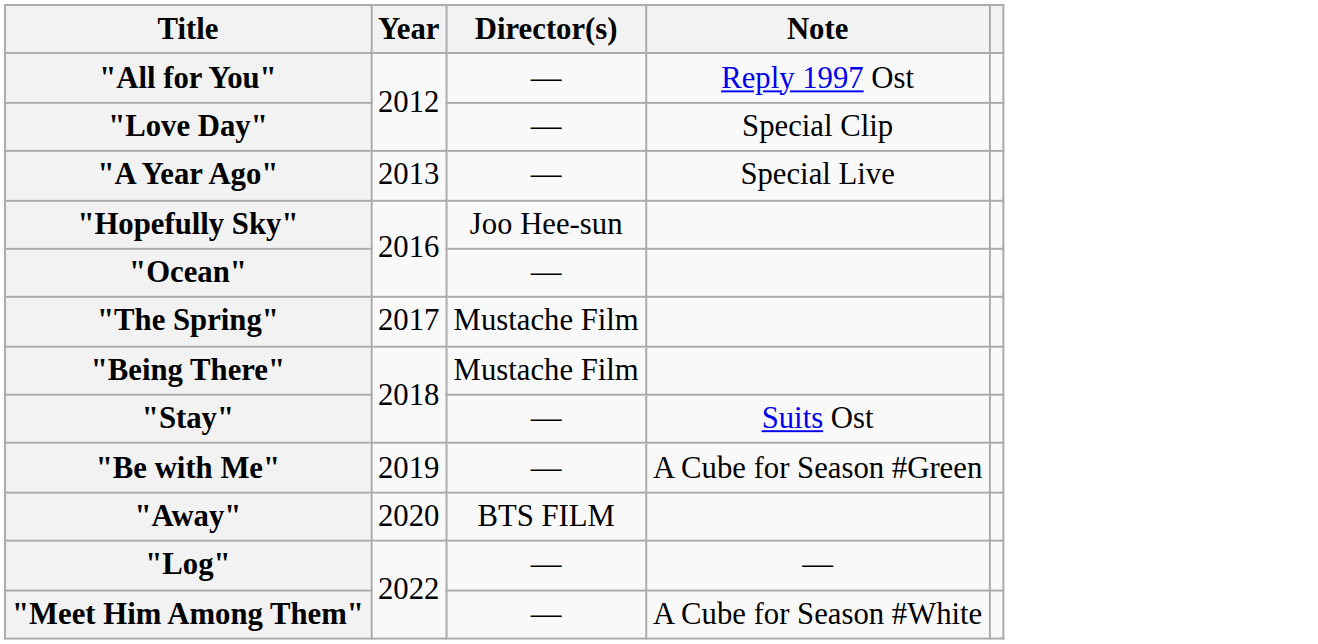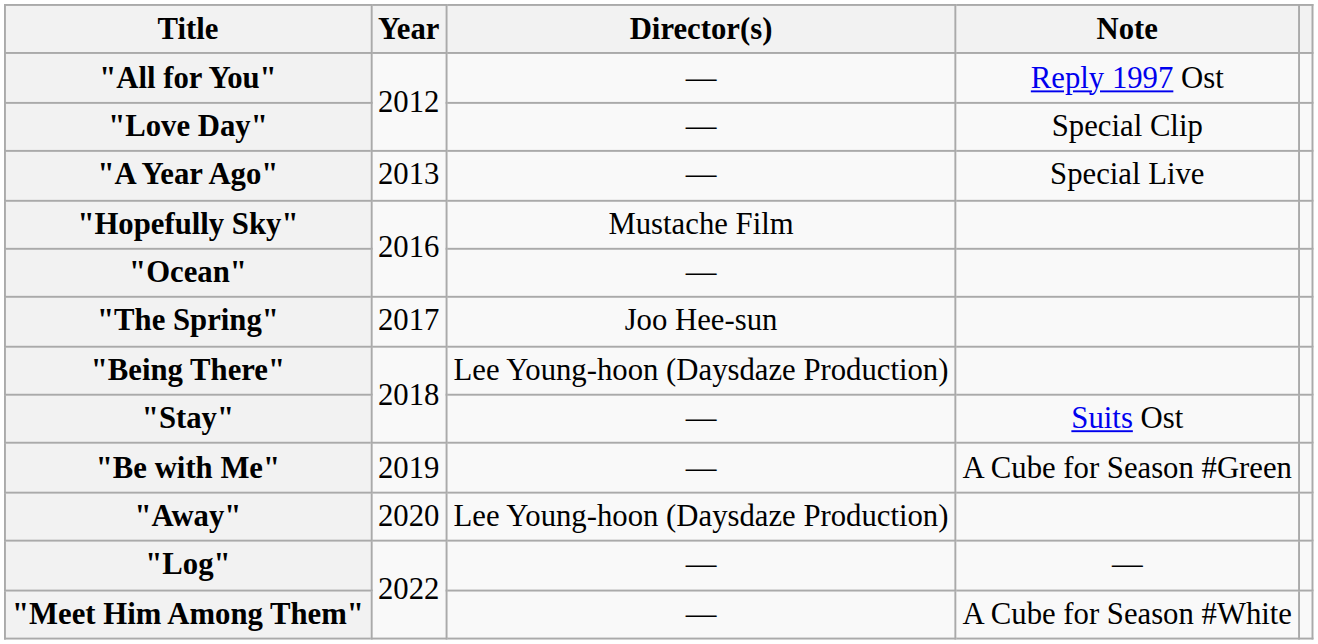(546, 223) Joo Hee-sun -> (701, 223) Mustache Film
(546, 321) Mustache Film -> (701, 321) Joo Hee-sun
(546, 369) Mustache Film -> (701, 369) Lee Young-hoon (Daysdaze Production)
(546, 516) BTS FILM -> (701, 516) Lee Young-hoon (Daysdaze Production)
